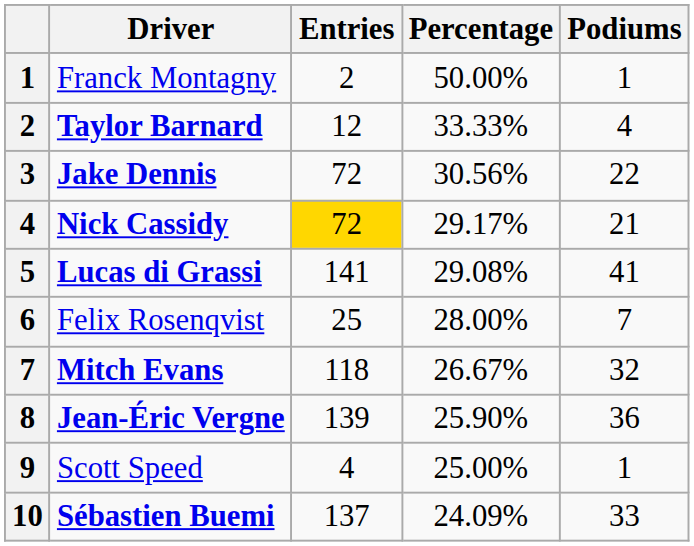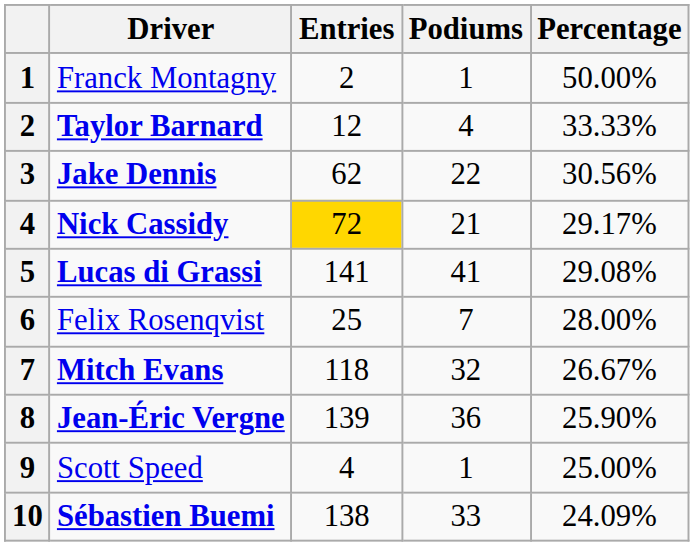columns swapped: (624, 28) <-> (481, 28)
(347, 175) 72 -> (347, 175) 62
(347, 516) 137 -> (347, 516) 138
